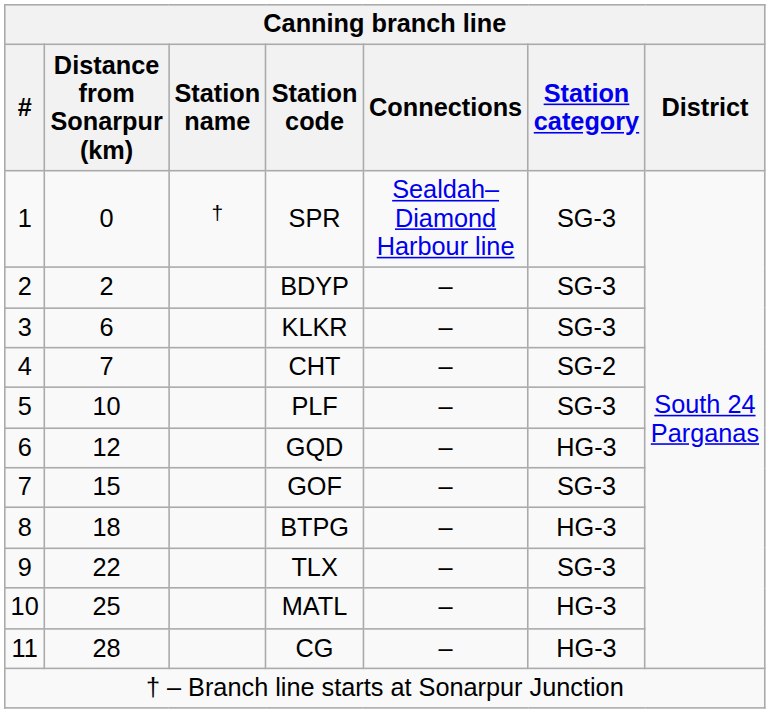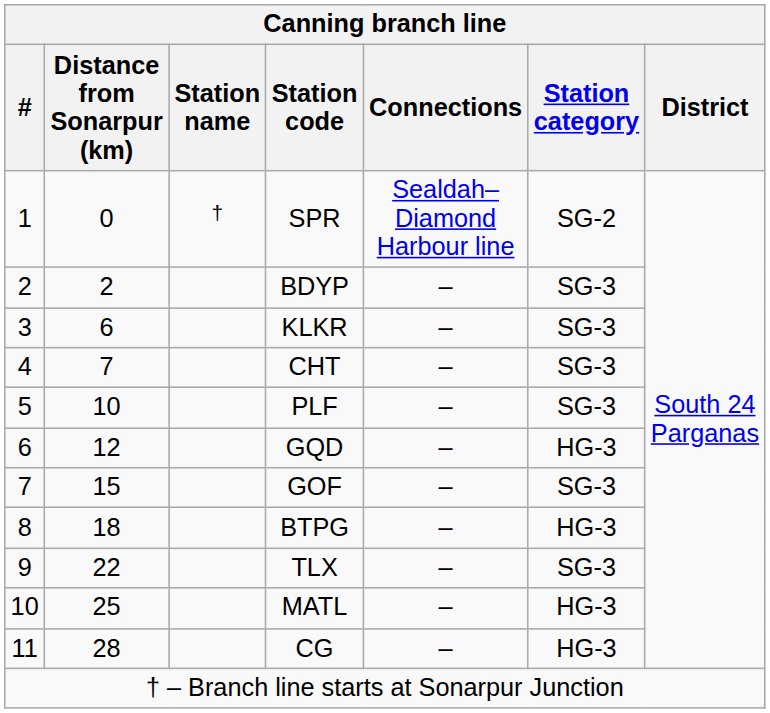(586, 218) SG-3 -> (586, 218) SG-2
(586, 367) SG-2 -> (586, 367) SG-3
